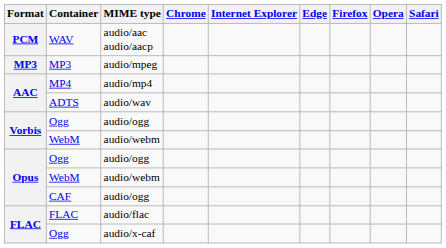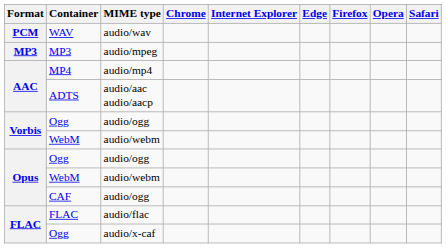(128, 39) audio/aac audio/aacp -> (127, 33) audio/wav
(127, 102) audio/wav -> (128, 96) audio/aac audio/aacp
